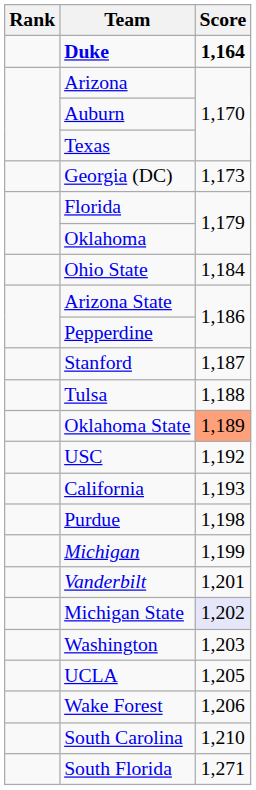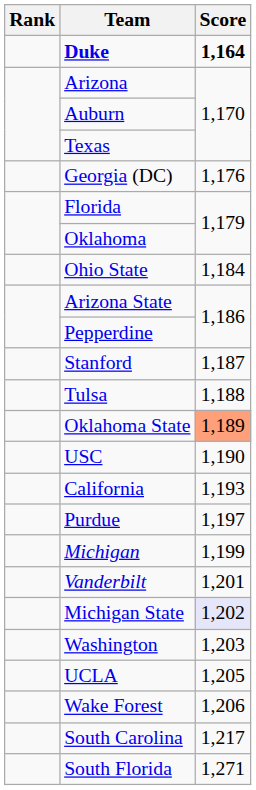(223, 176) 1,173 -> (223, 176) 1,176
(223, 457) 1,192 -> (223, 457) 1,190
(223, 519) 1,198 -> (223, 519) 1,197
(223, 737) 1,210 -> (223, 737) 1,217
